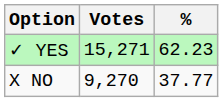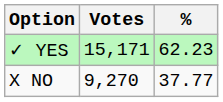(117, 50) 15,271 -> (117, 50) 15,171
